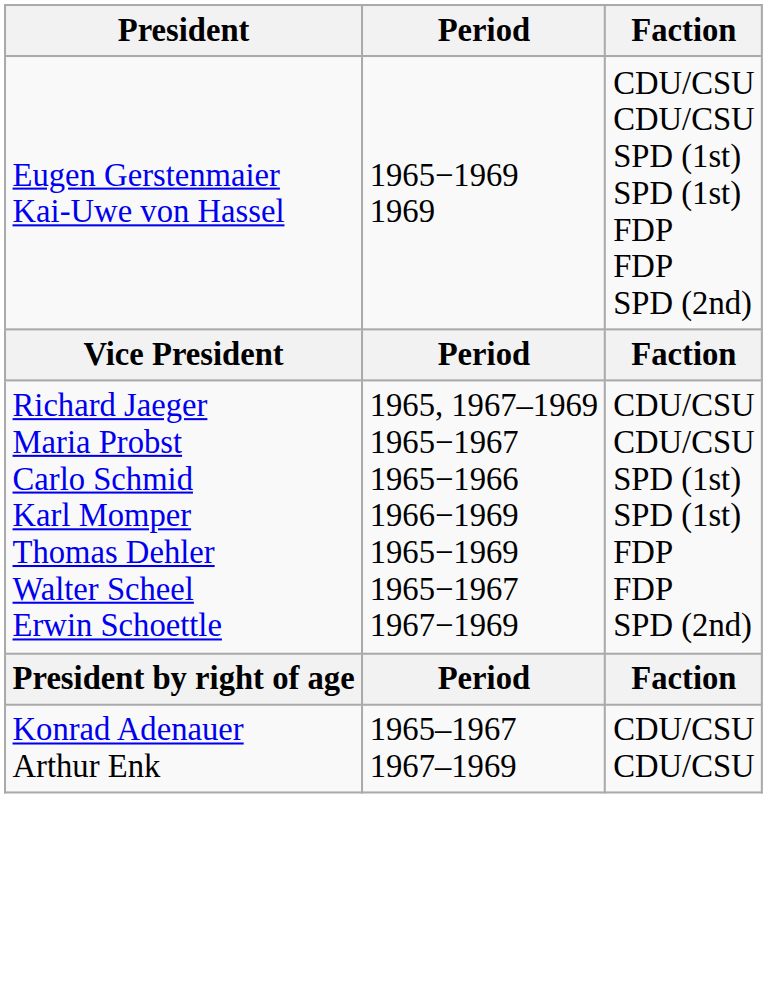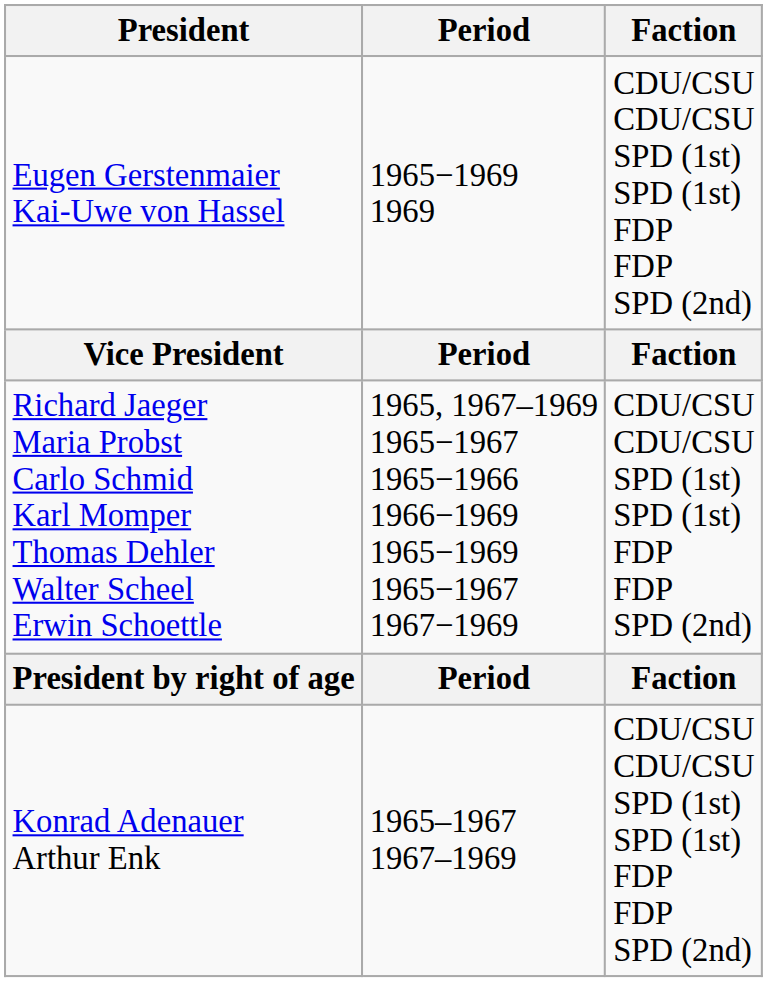(684, 748) CDU/CSU CDU/CSU -> (684, 840) CDU/CSU CDU/CSU SPD (1st) SPD (1st) FDP FDP SPD (2nd)
